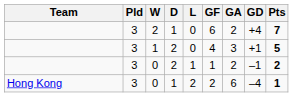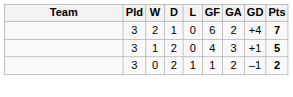- row: (35, 83)
